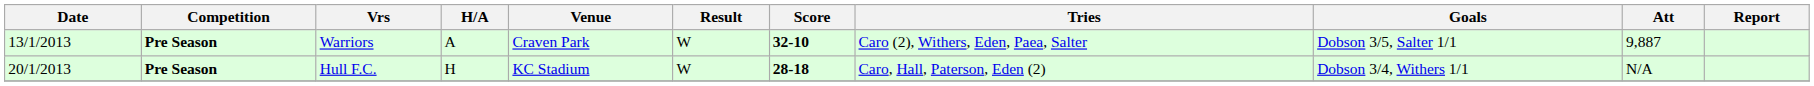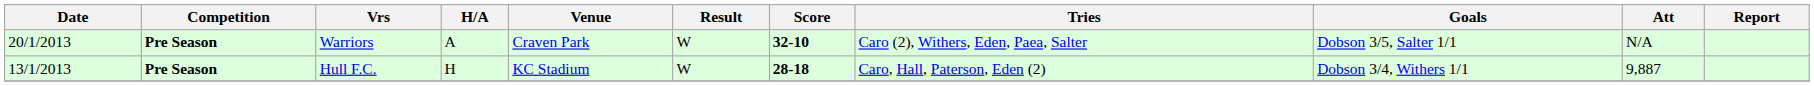(40, 42) 13/1/2013 -> (40, 42) 20/1/2013
(1643, 42) 9,887 -> (1639, 42) N/A
(40, 68) 20/1/2013 -> (40, 68) 13/1/2013
(1639, 68) N/A -> (1643, 68) 9,887
